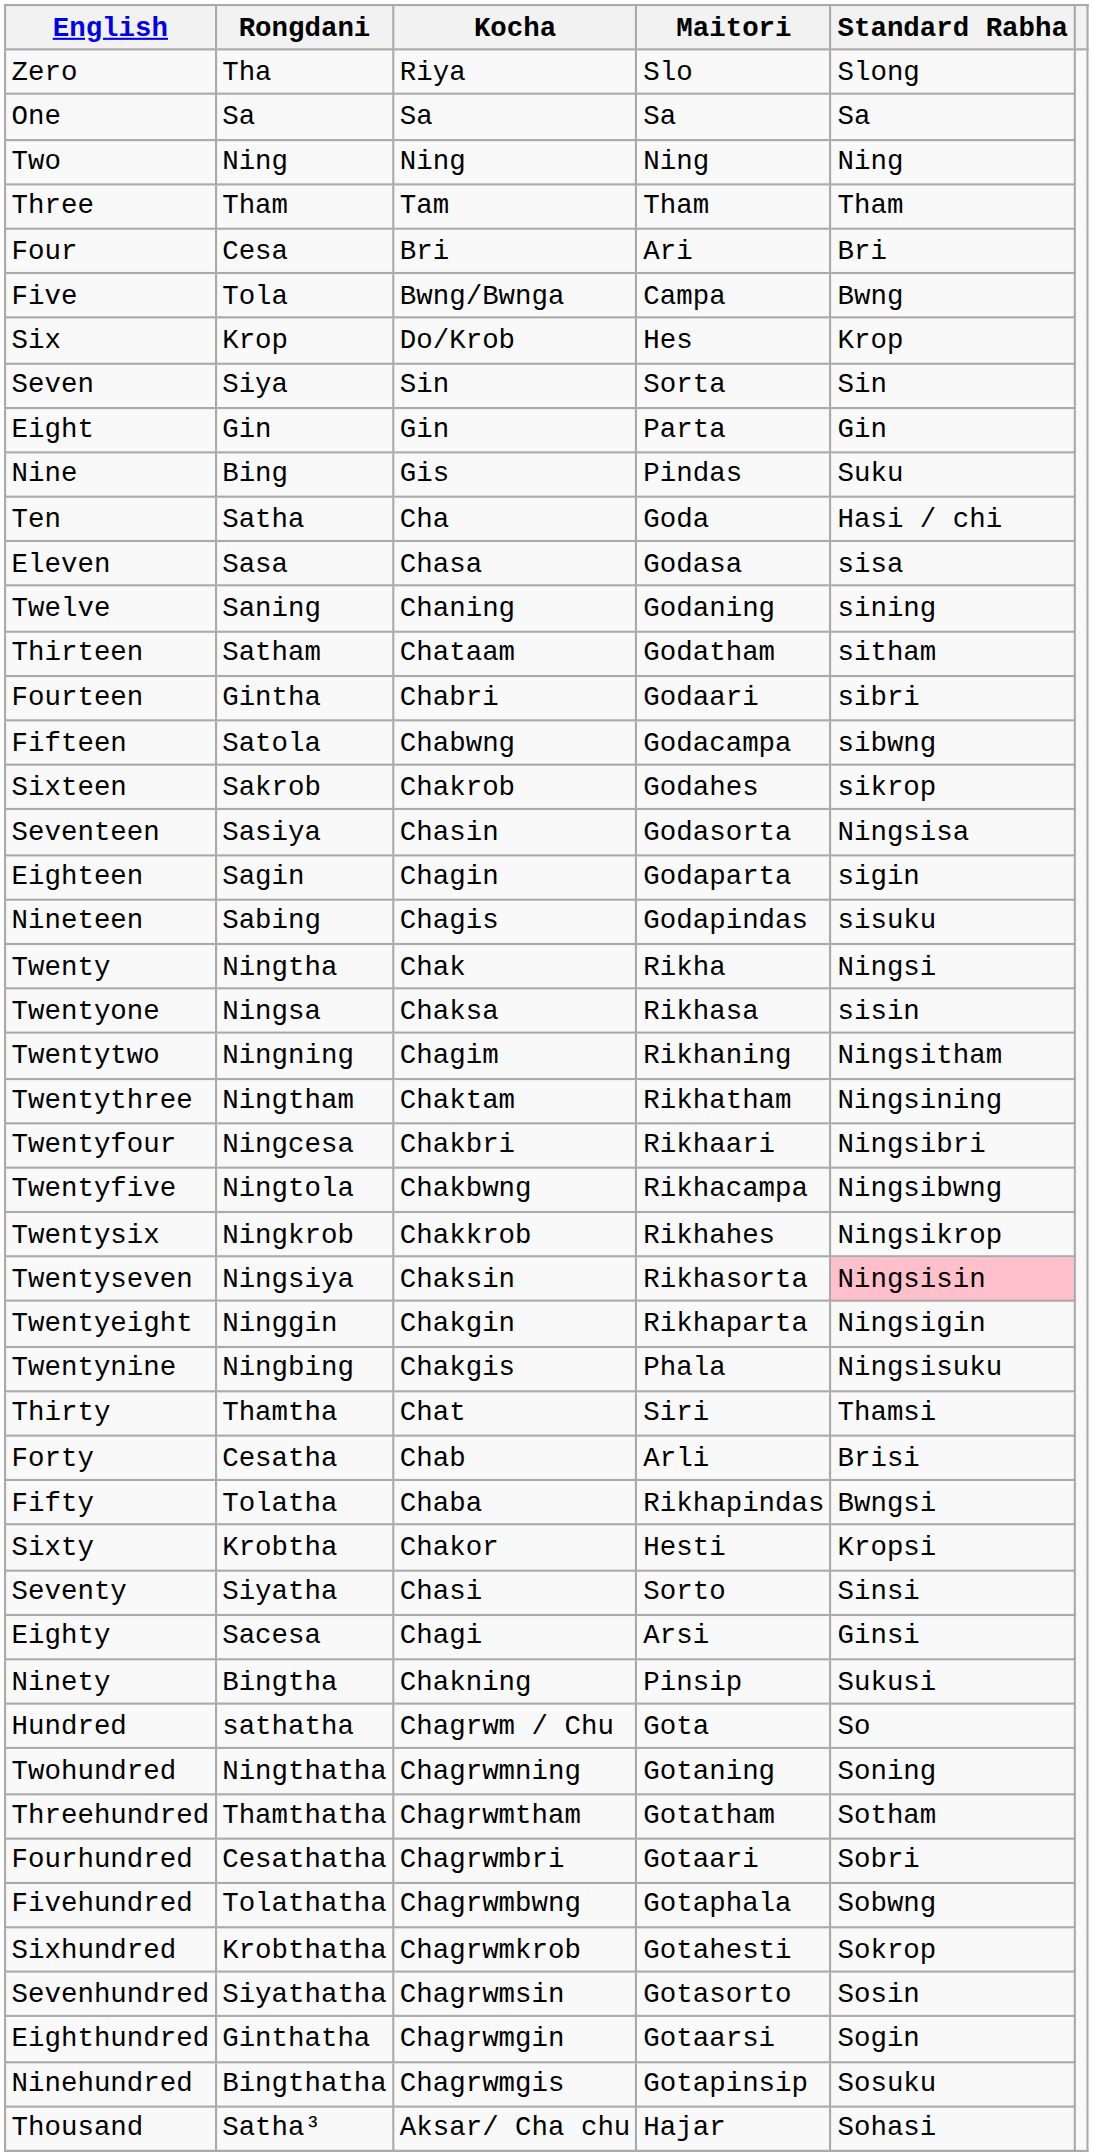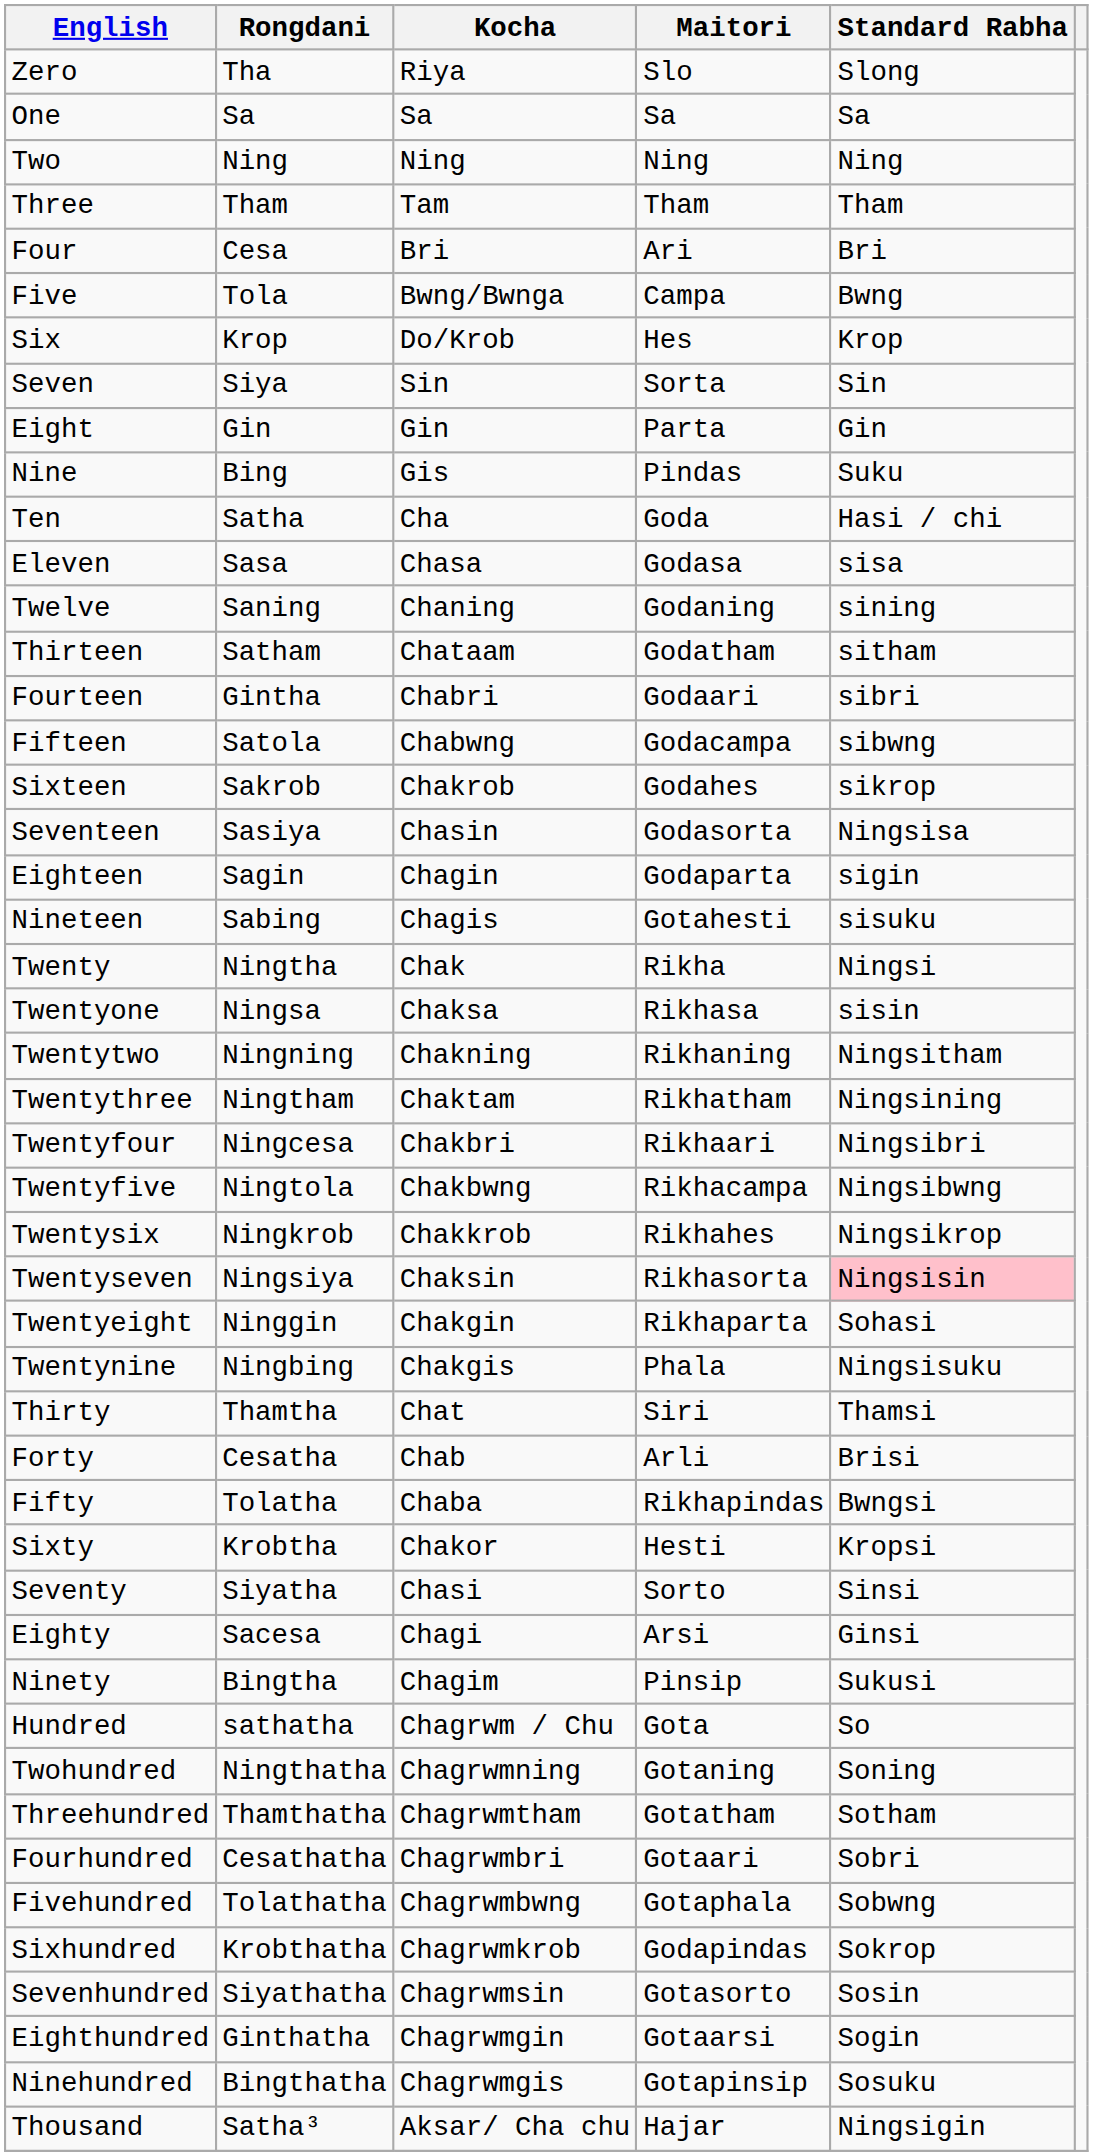(726, 922) Godapindas -> (717, 922) Gotahesti
(449, 1056) Chagim -> (466, 1056) Chakning
(912, 1324) Ningsigin -> (887, 1324) Sohasi
(466, 1682) Chakning -> (449, 1682) Chagim
(717, 1950) Gotahesti -> (726, 1950) Godapindas
(887, 2129) Sohasi -> (912, 2129) Ningsigin
